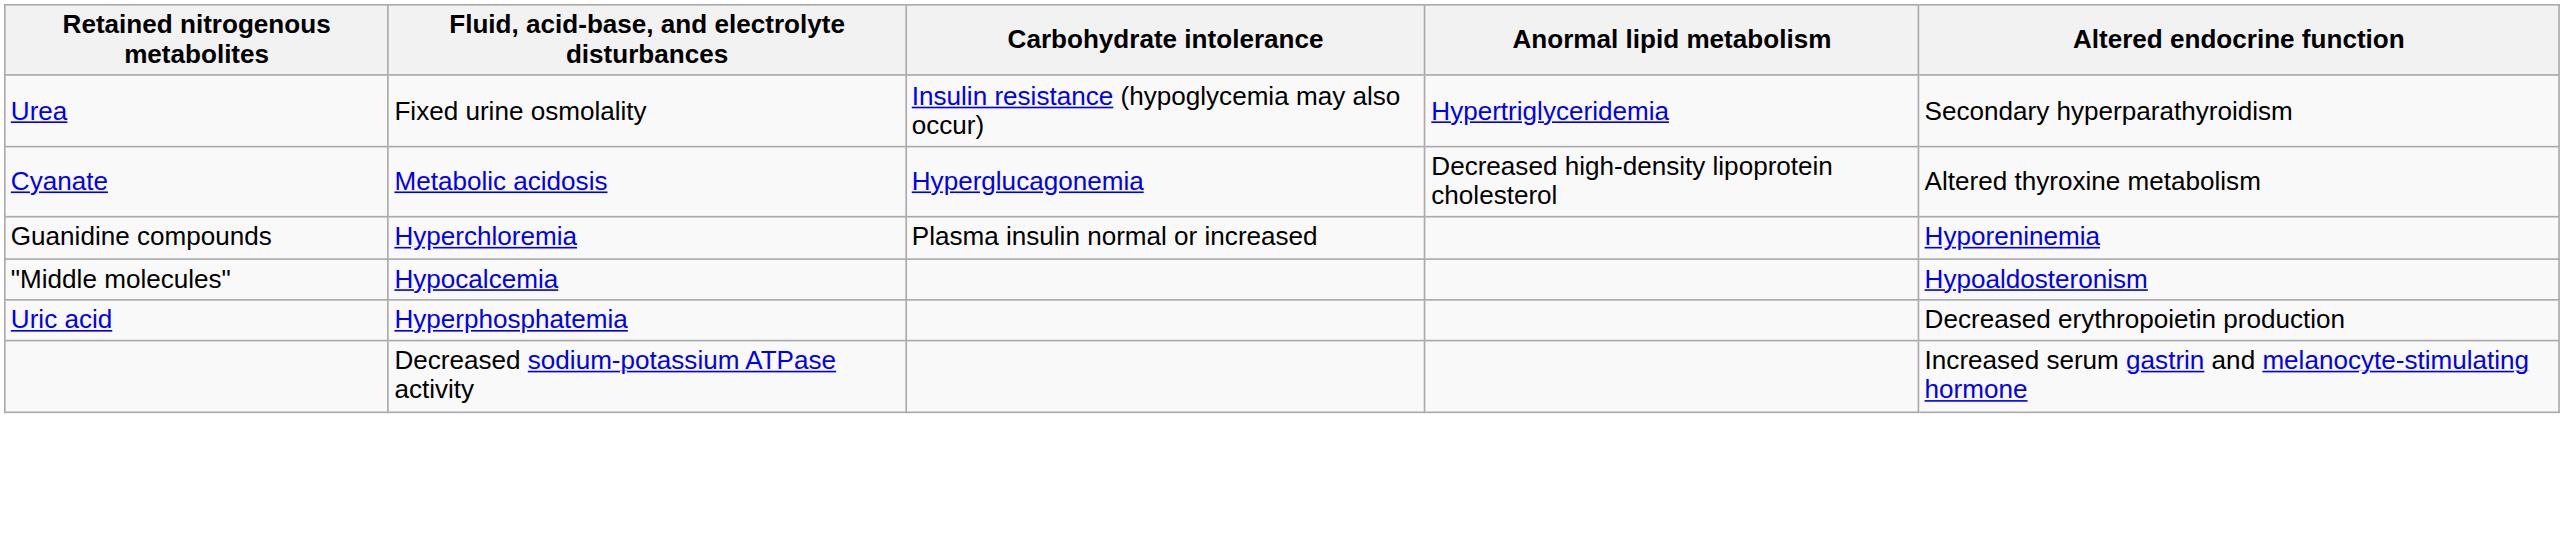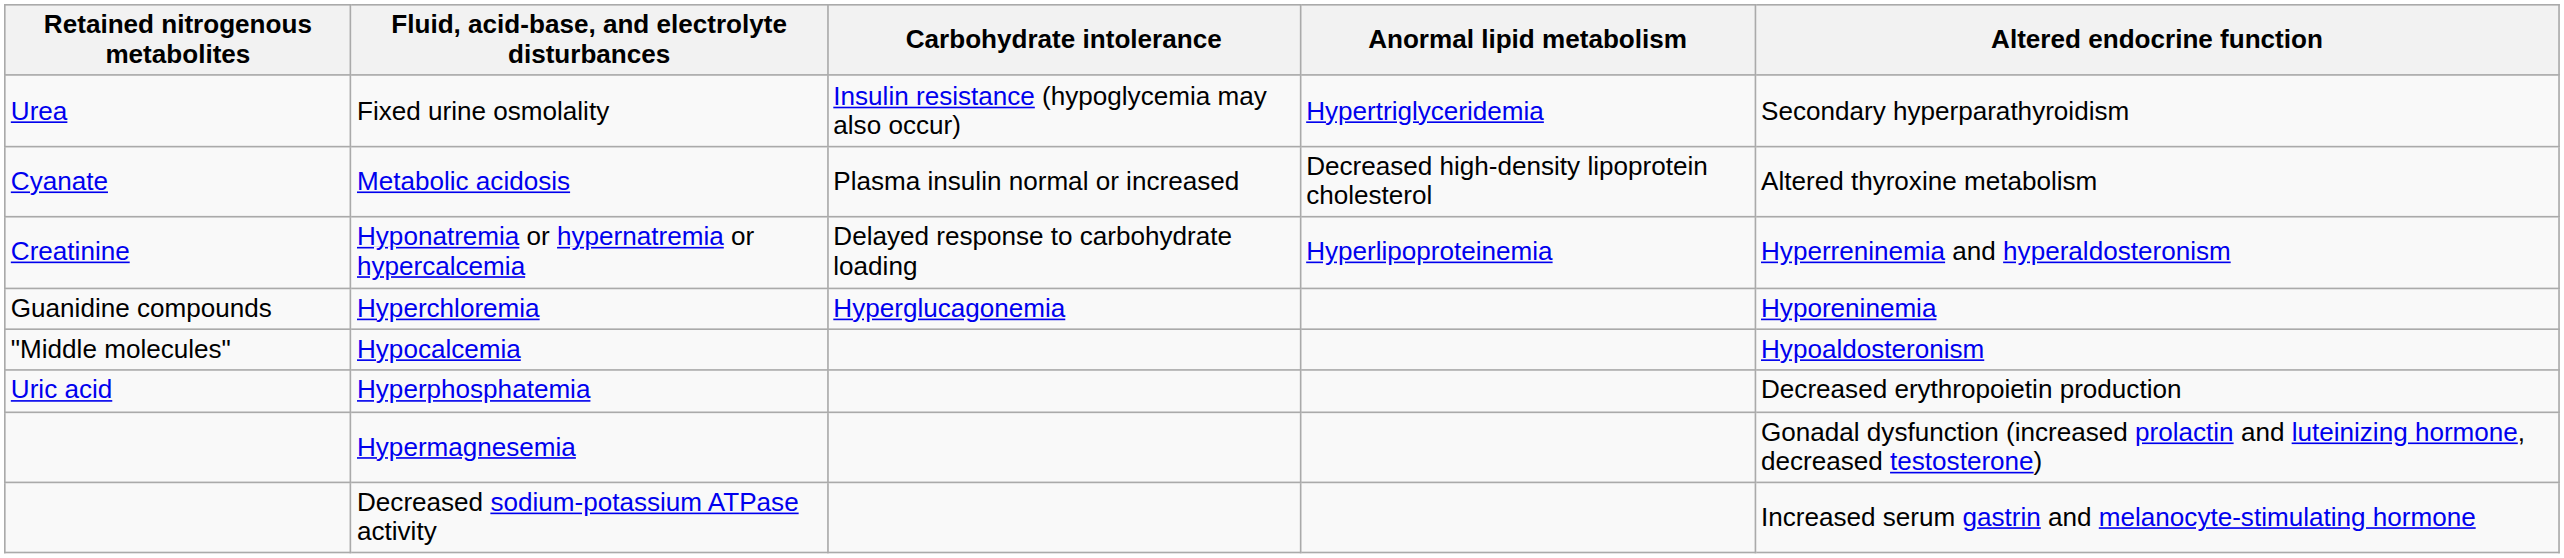(1028, 181) Hyperglucagonemia -> (1036, 181) Plasma insulin normal or increased
+ row: (556, 251)
(1115, 237) Plasma insulin normal or increased -> (949, 307) Hyperglucagonemia
+ row: (466, 446)
